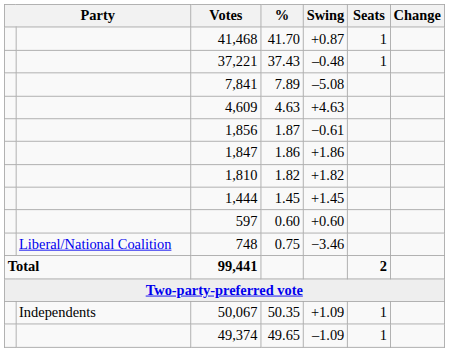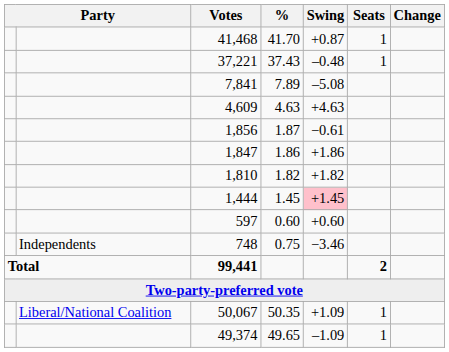(328, 198) no background -> (328, 198) pink background
(95, 244) Liberal/National Coalition -> (57, 244) Independents
(57, 312) Independents -> (95, 312) Liberal/National Coalition
